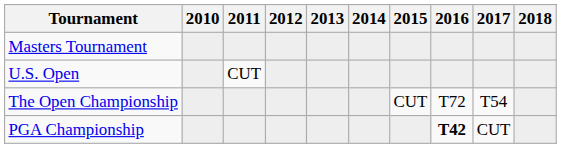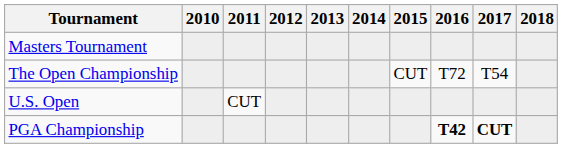rows swapped: (44, 74) <-> (93, 102)
(494, 129) normal -> (495, 129) bold
